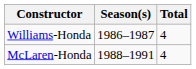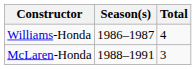(163, 54) 4 -> (163, 54) 3
